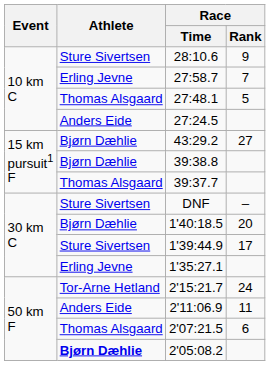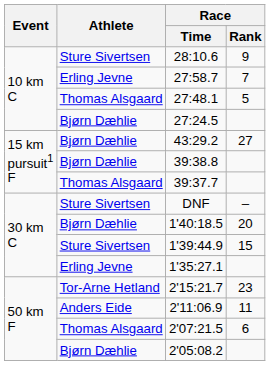(96, 120) Anders Eide -> (98, 120) Bjørn Dæhlie
(245, 246) 17 -> (245, 246) 15
(245, 287) 24 -> (245, 287) 23
(101, 350) bold -> (98, 350) normal
